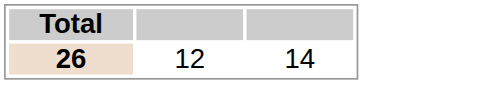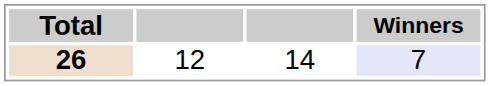+ column: (419, 26)
